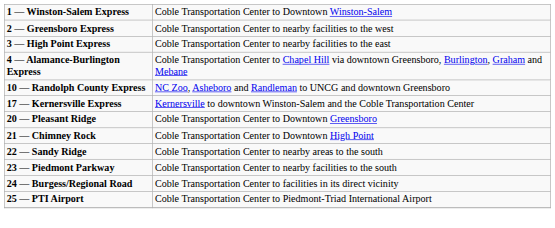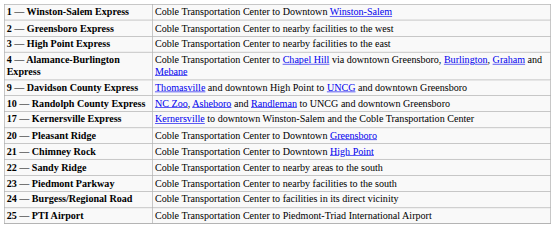+ row: (72, 87)
